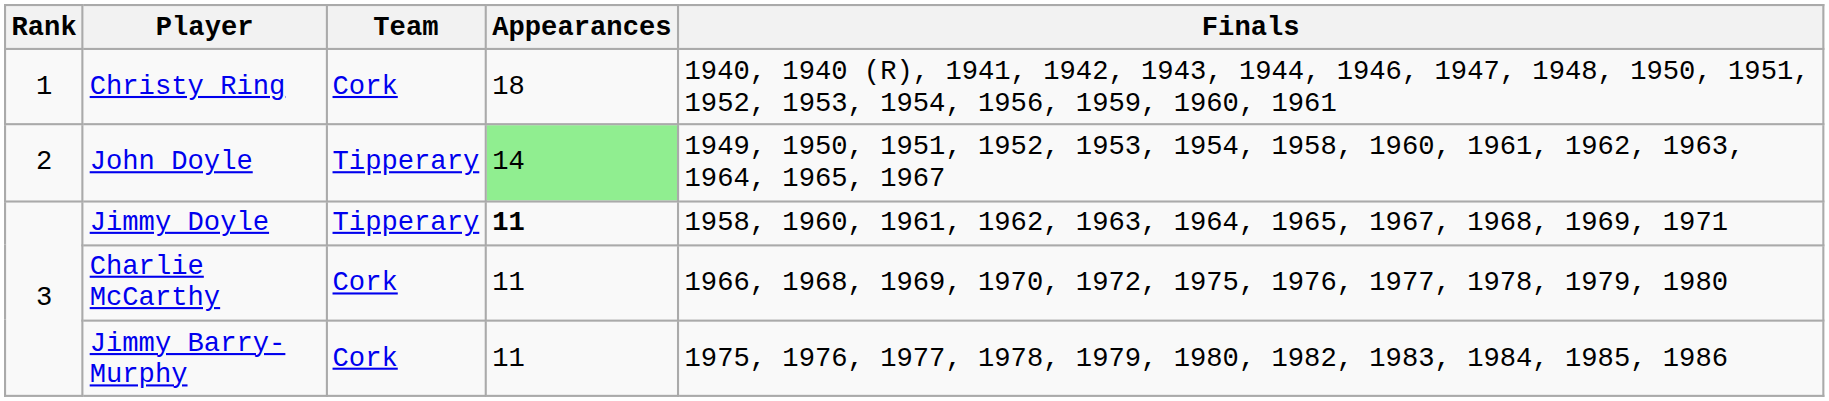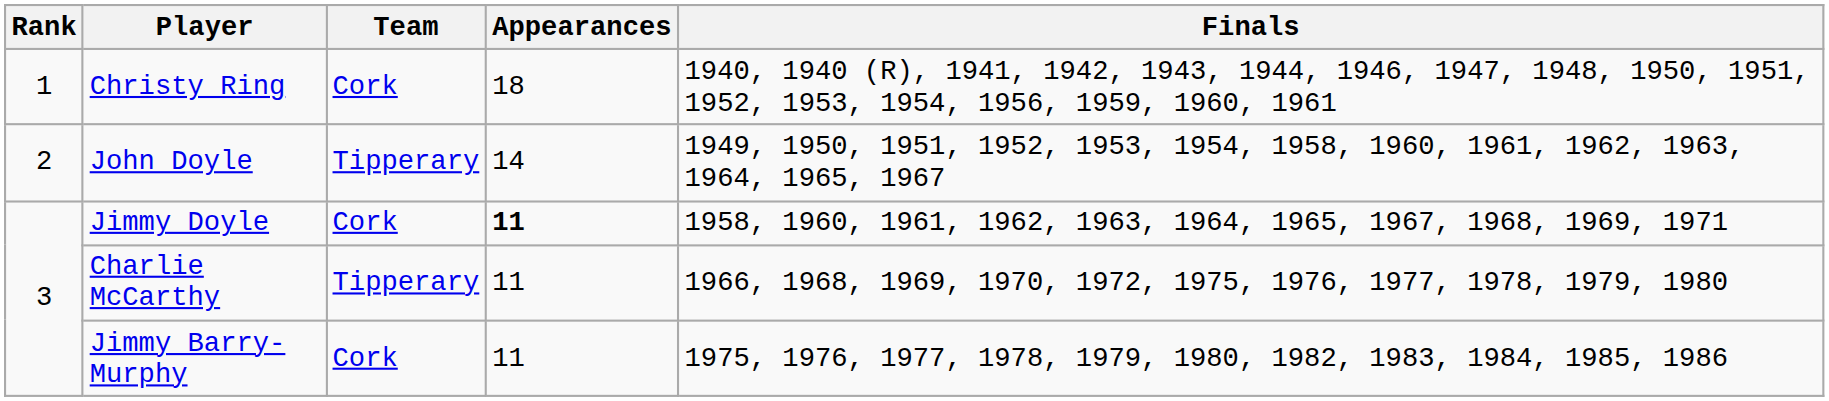(509, 163) lightgreen background -> (509, 163) no background
(406, 223) Tipperary -> (365, 223) Cork
(365, 283) Cork -> (406, 283) Tipperary
